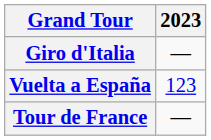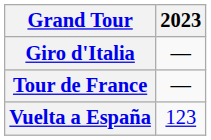rows swapped: (80, 118) <-> (80, 85)
